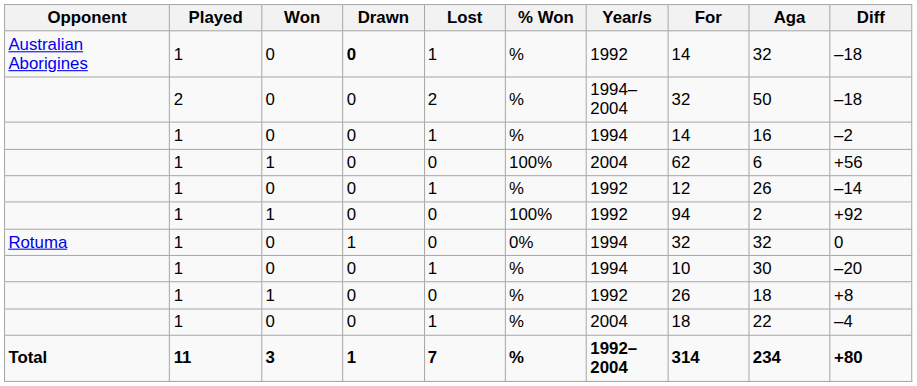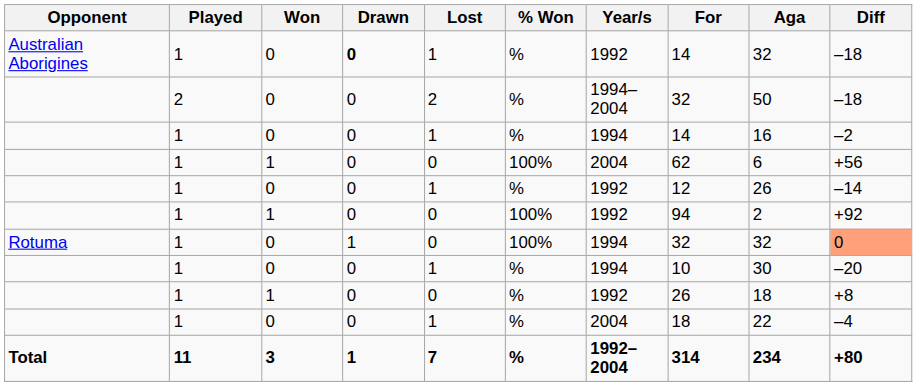(521, 242) 0% -> (531, 242) 100%
(839, 242) no background -> (839, 242) lightsalmon background
